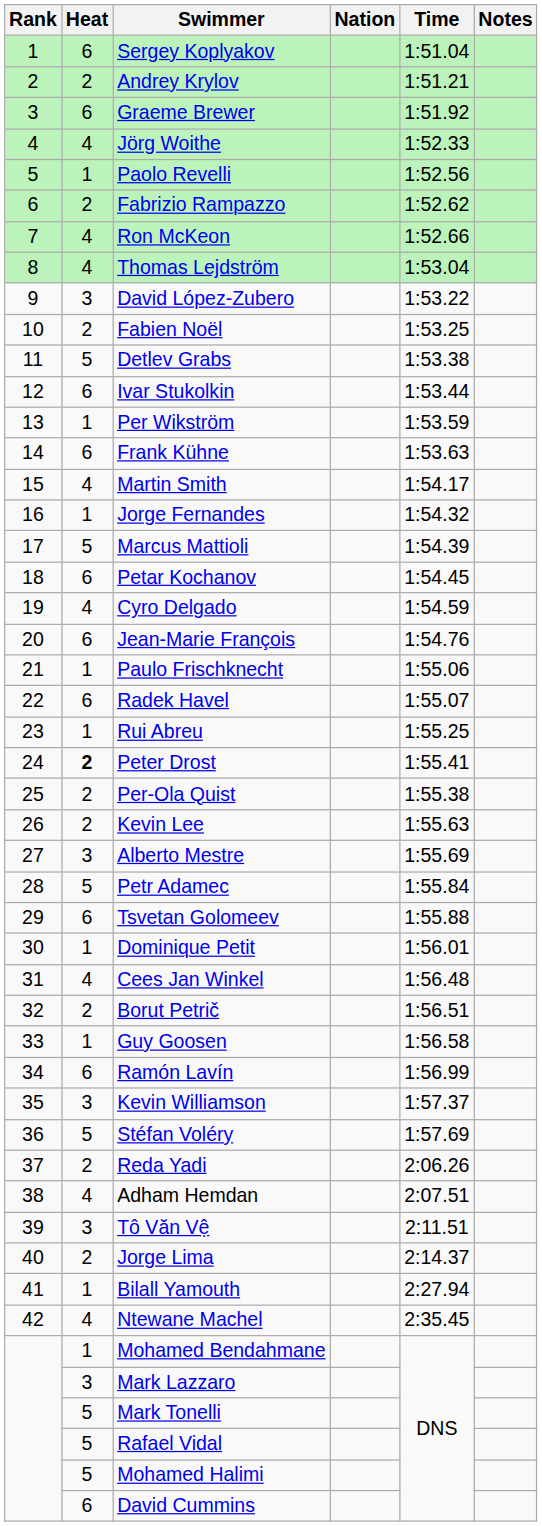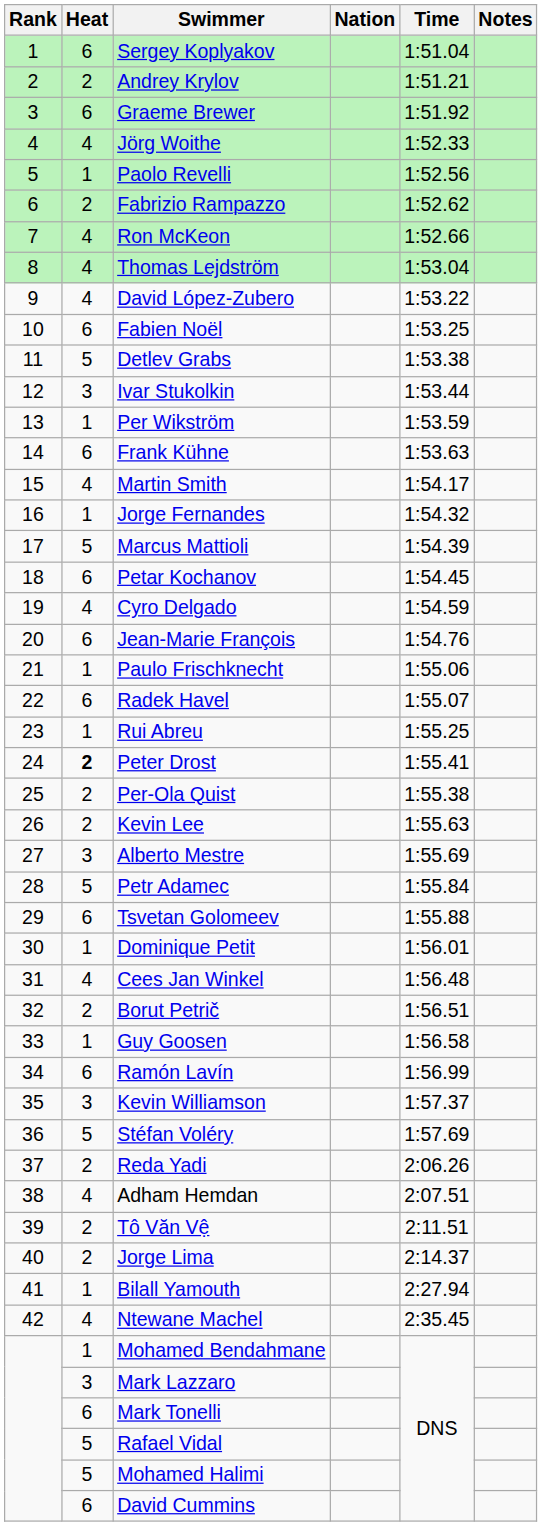(87, 298) 3 -> (87, 298) 4
(87, 329) 2 -> (87, 329) 6
(87, 391) 6 -> (87, 391) 3
(87, 1227) 3 -> (87, 1227) 2
(87, 1413) 5 -> (87, 1413) 6
